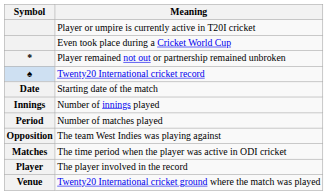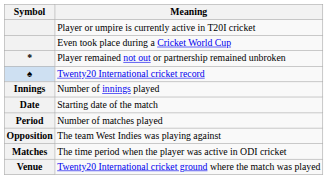rows swapped: (108, 89) <-> (108, 105)
- row: (122, 167)
